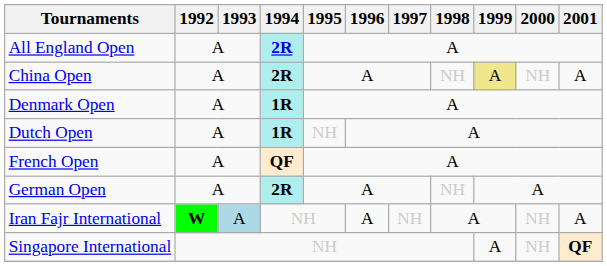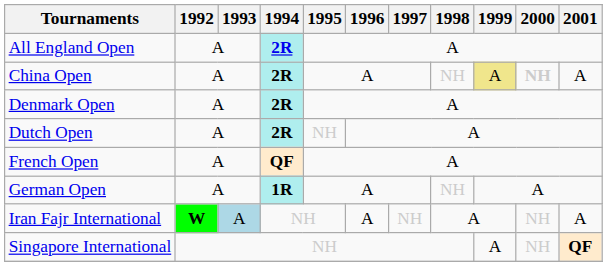(538, 76) normal -> (538, 76) bold
(282, 104) 1R -> (282, 104) 2R
(282, 133) 1R -> (282, 133) 2R
(282, 190) 2R -> (282, 190) 1R
